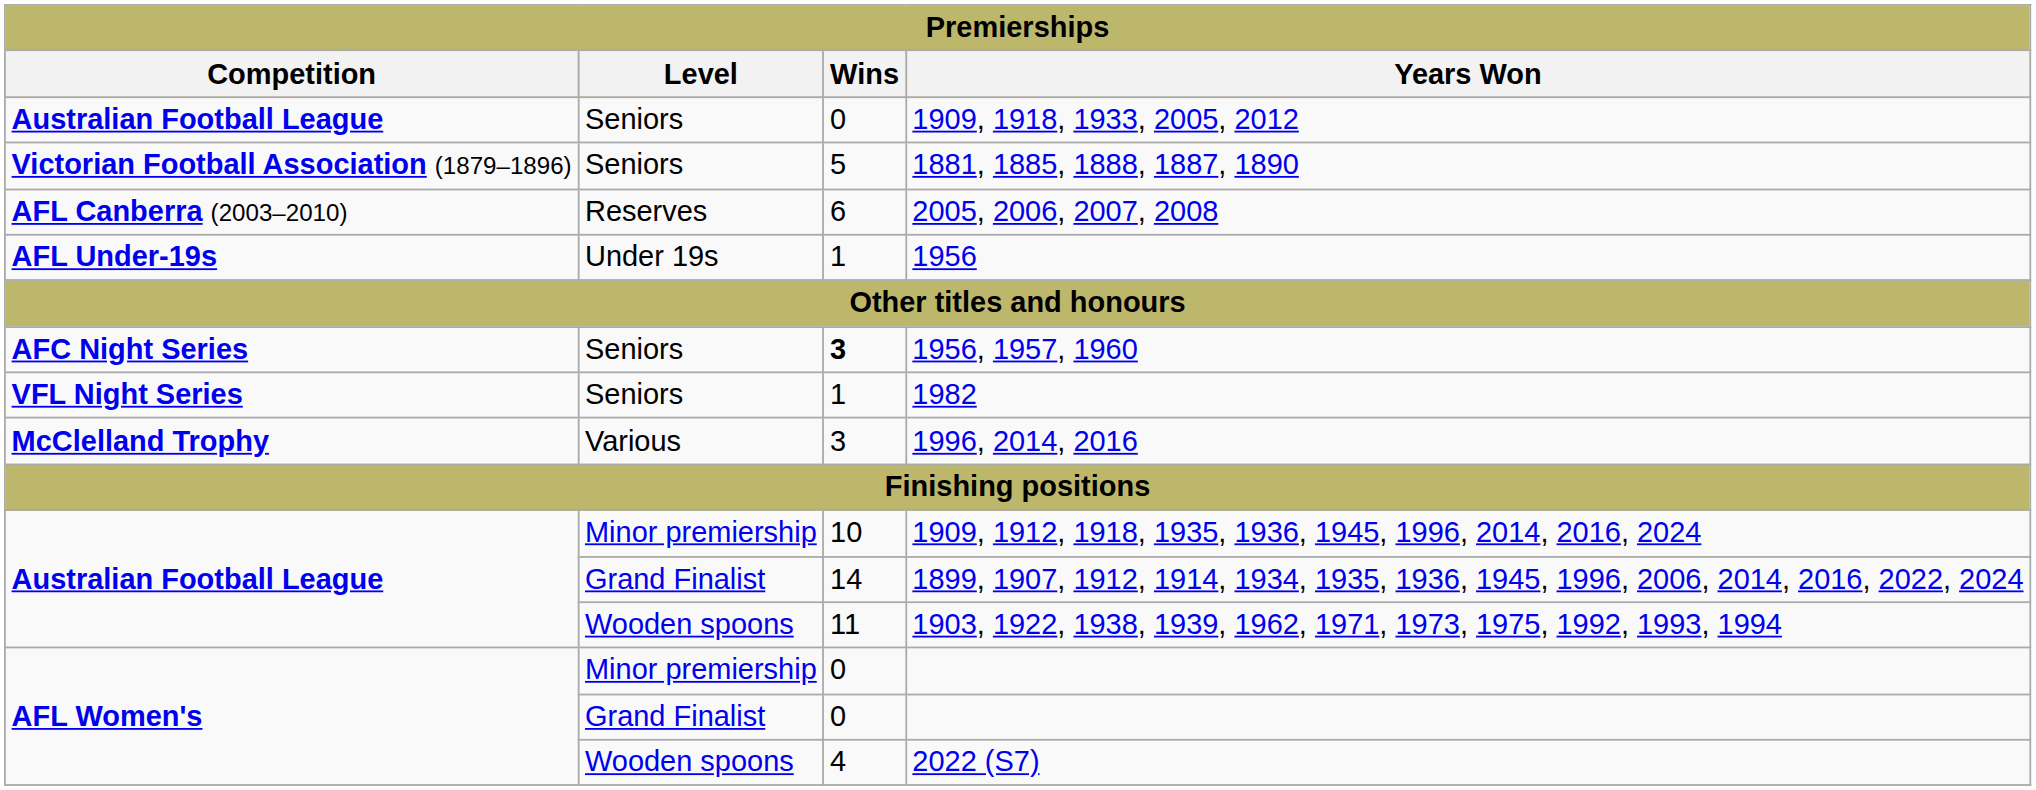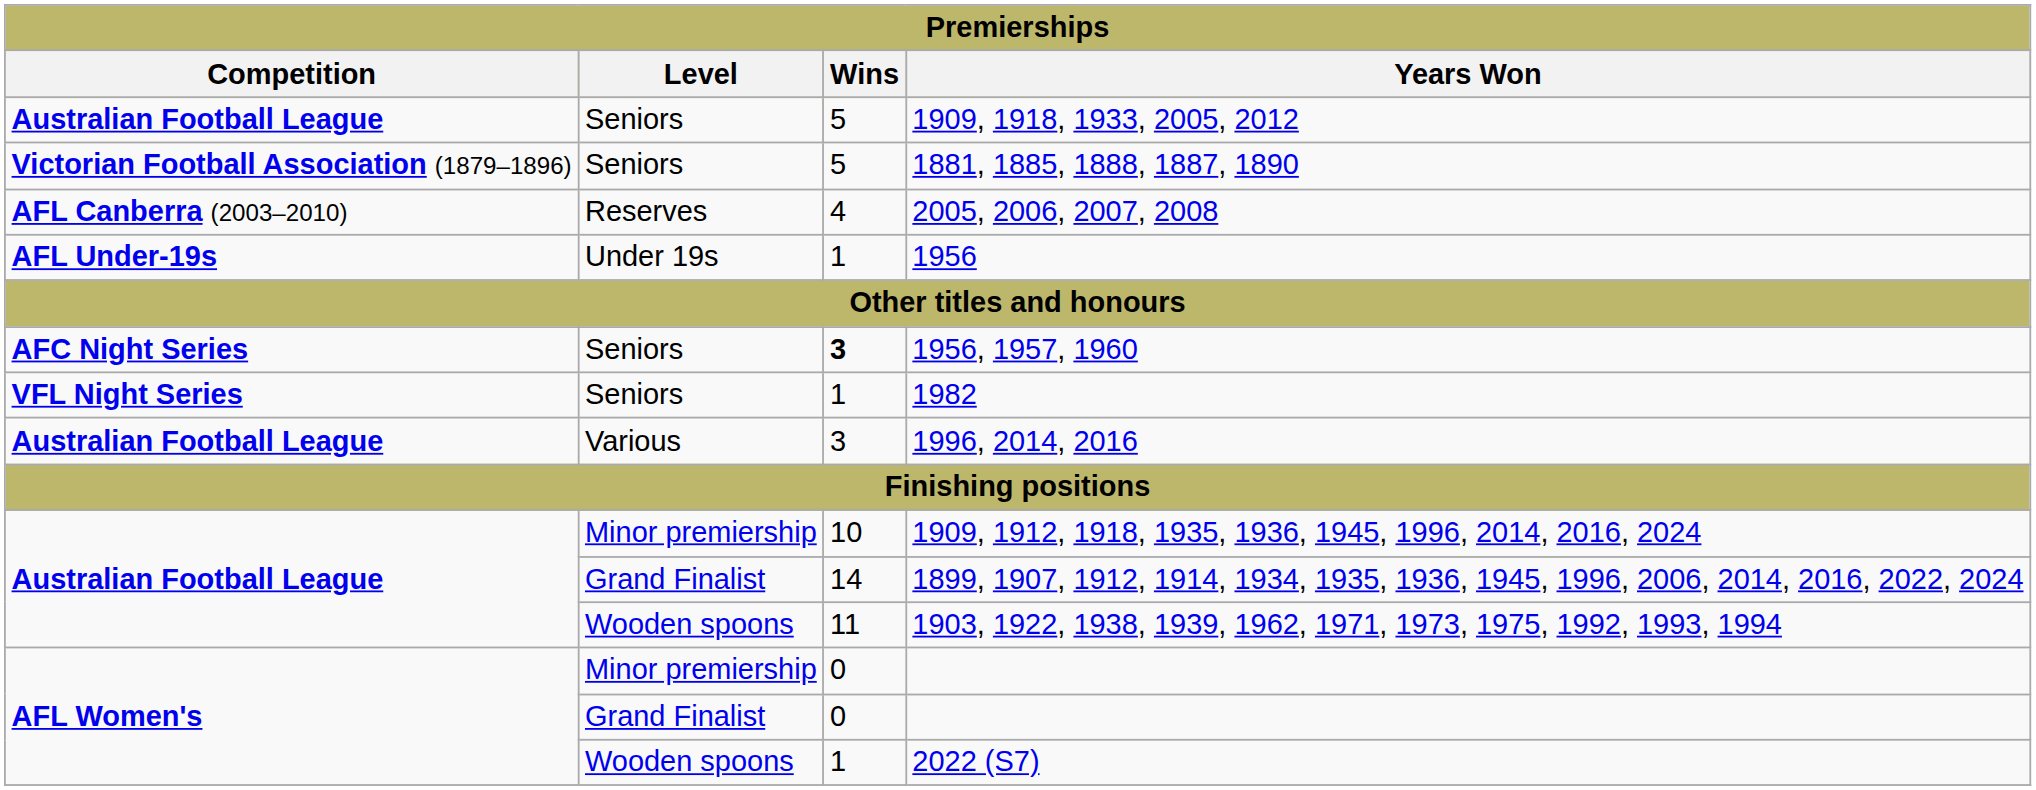(838, 119) 0 -> (838, 119) 5
(838, 211) 6 -> (838, 211) 4
(140, 440) McClelland Trophy -> (197, 440) Australian Football League
(838, 762) 4 -> (838, 762) 1
